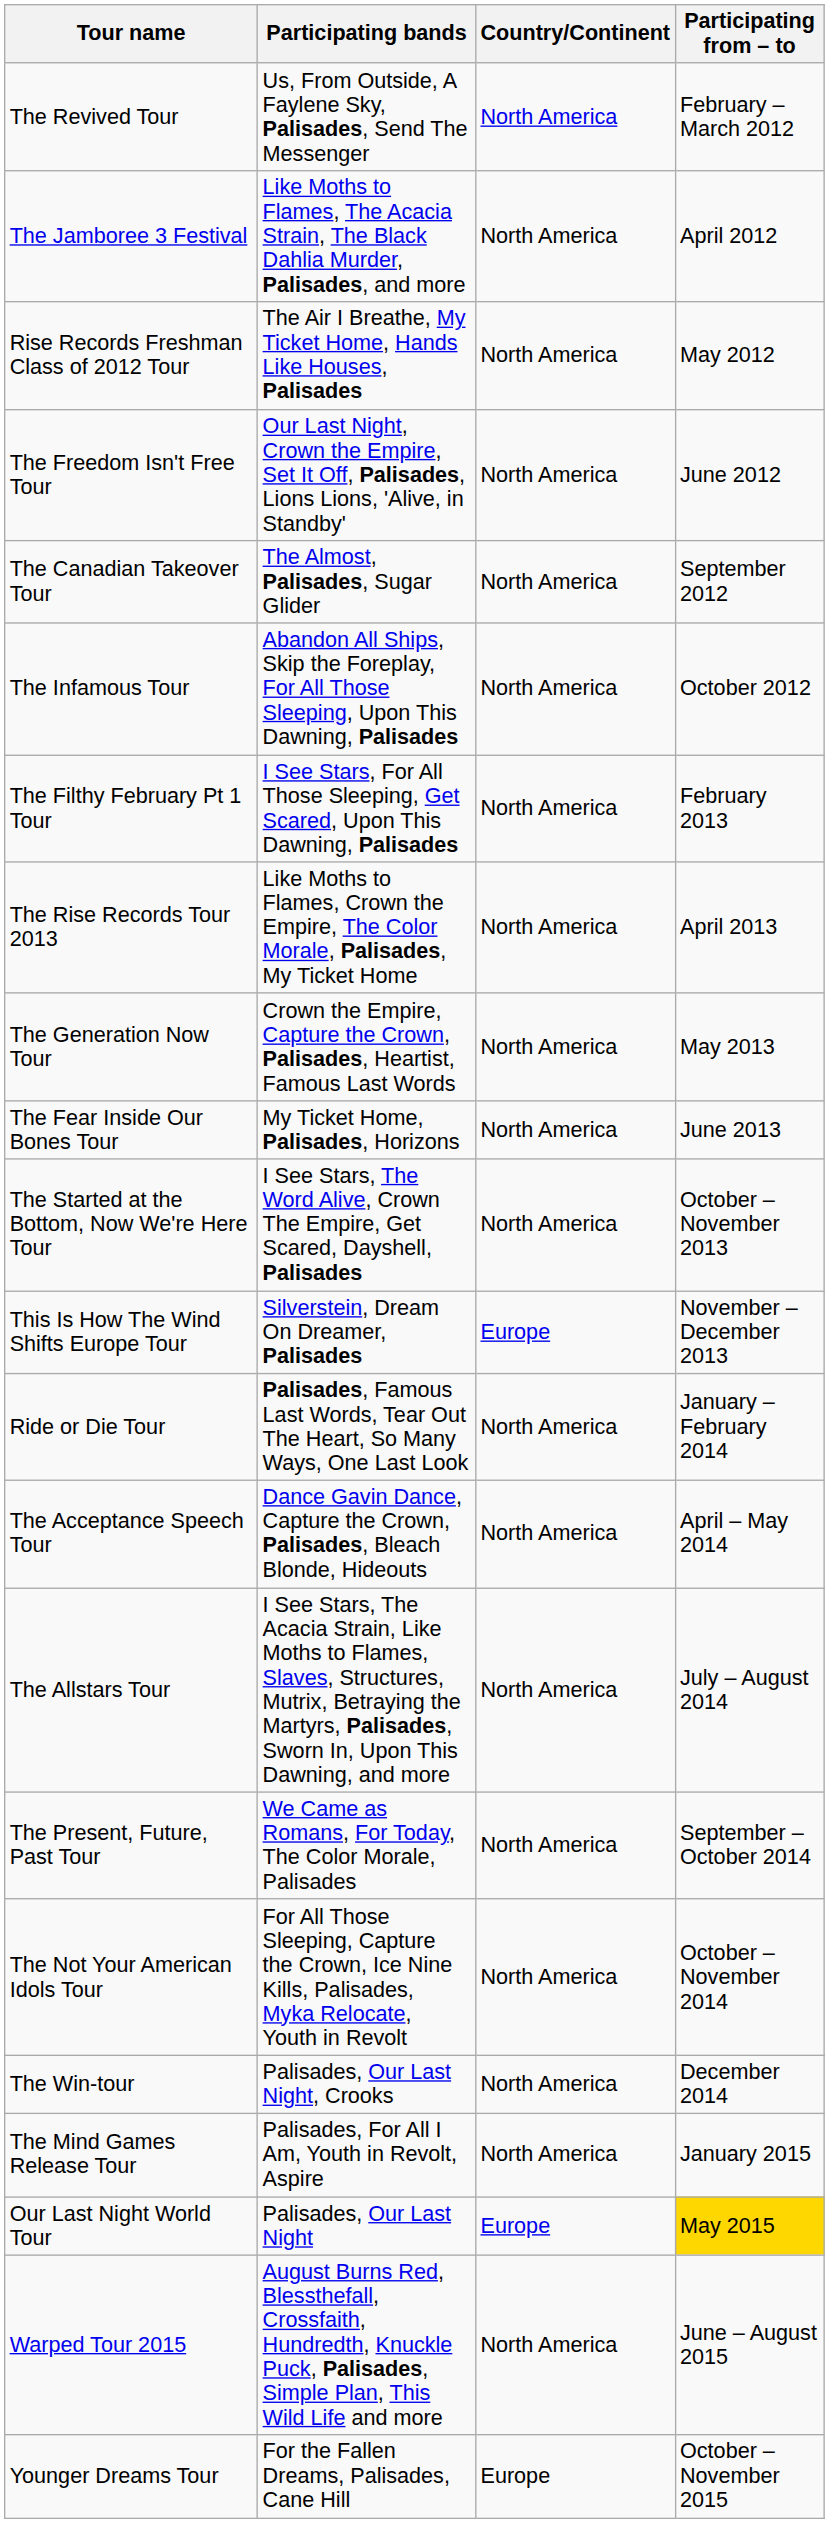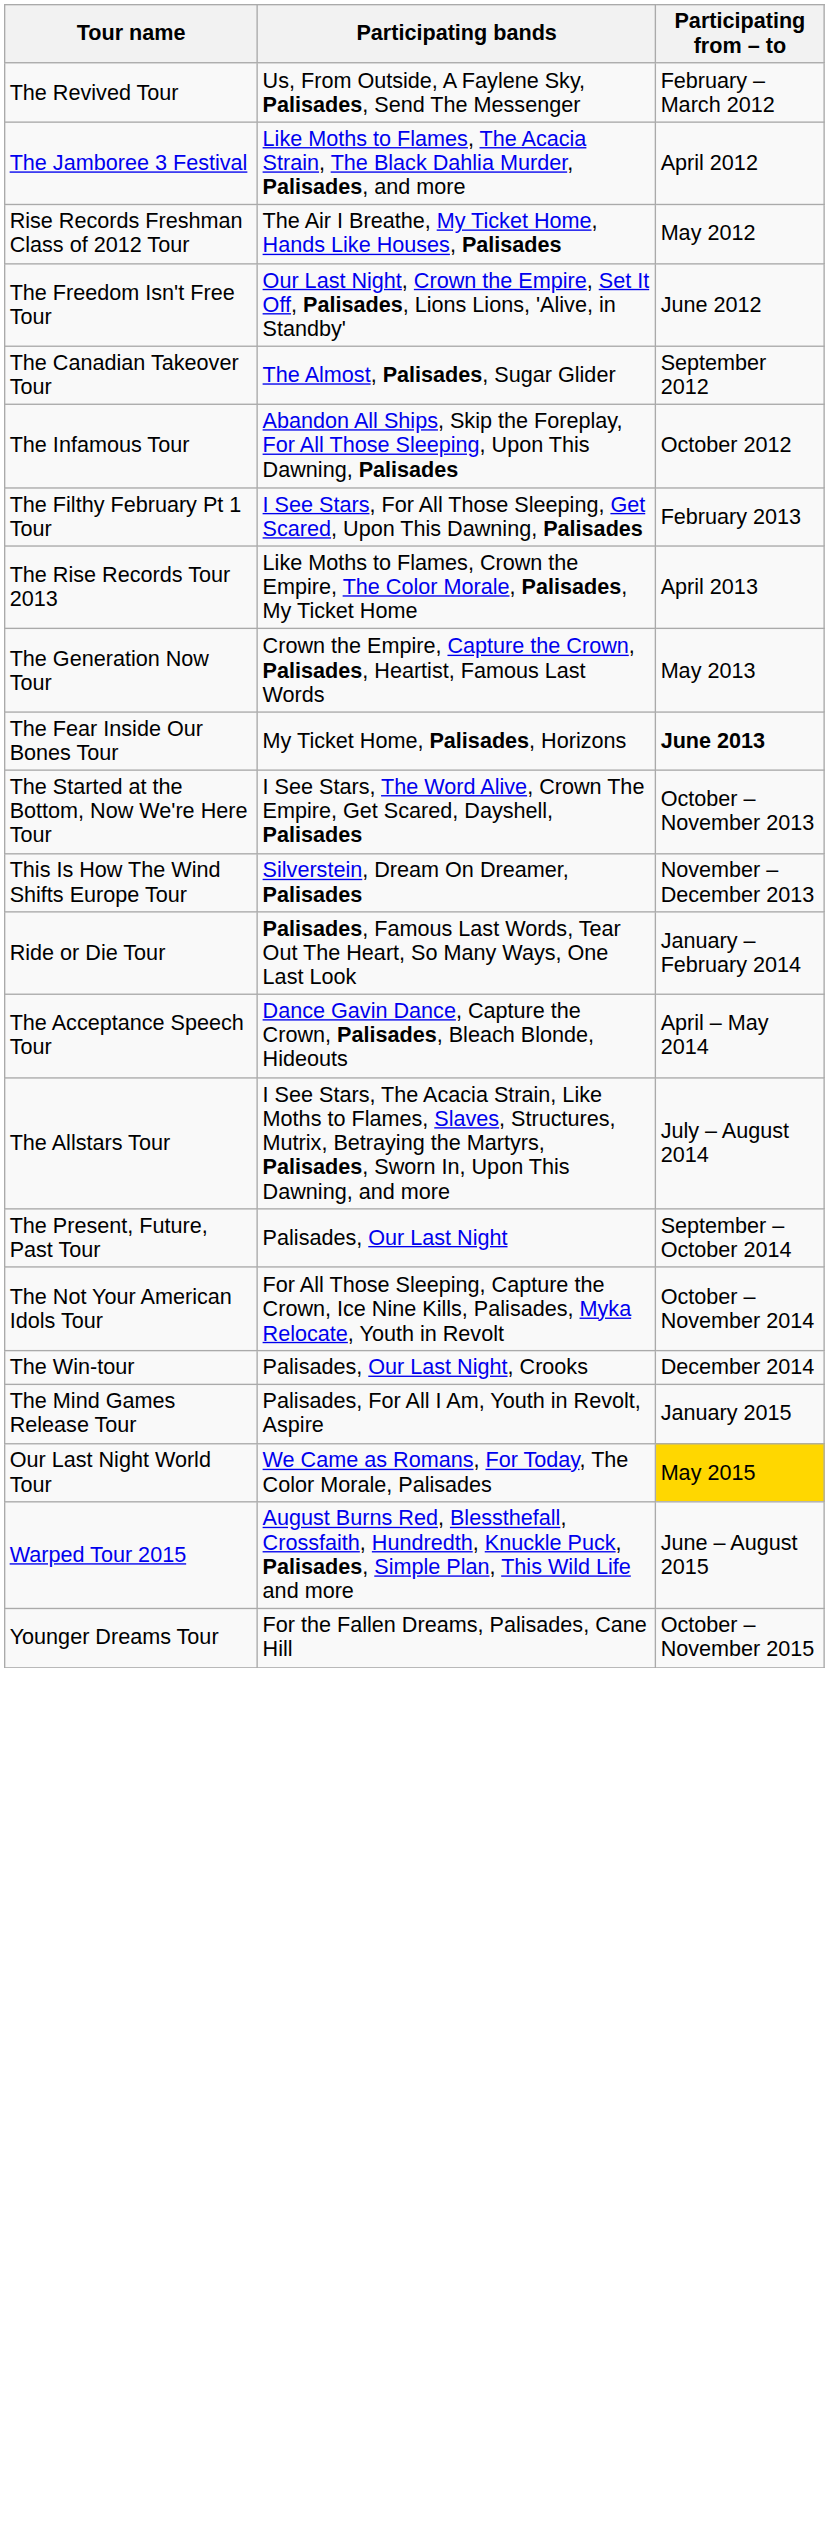- column: (575, 33)
(730, 1129) normal -> (713, 740) bold
(359, 1845) We Came as Romans, For Today, The Color Morale, Palisades -> (385, 1237) Palisades, Our Last Night
(357, 2225) Palisades, Our Last Night -> (445, 1472) We Came as Romans, For Today, The Color Morale, Palisades
